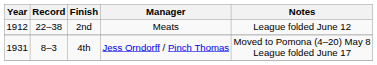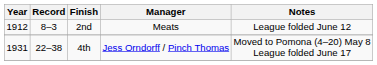(49, 27) 22–38 -> (49, 27) 8–3
(49, 47) 8–3 -> (49, 47) 22–38
